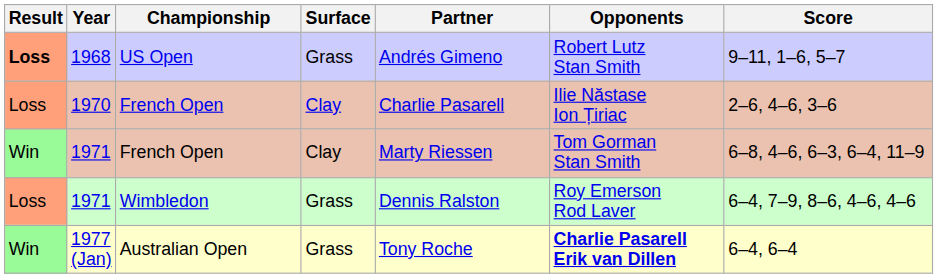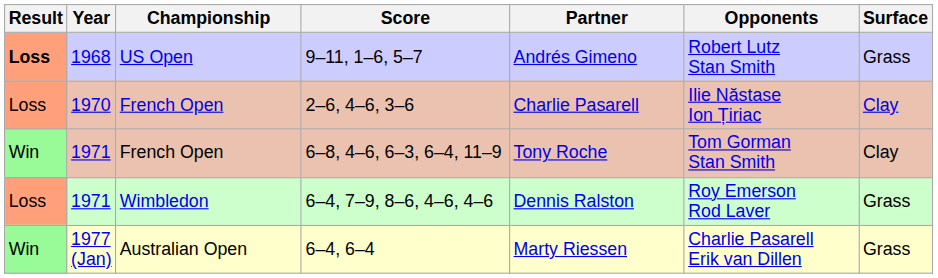columns swapped: (338, 18) <-> (828, 18)
(436, 153) Marty Riessen -> (560, 153) Tony Roche
(426, 249) Tony Roche -> (570, 249) Marty Riessen
(620, 249) bold -> (751, 249) normal
